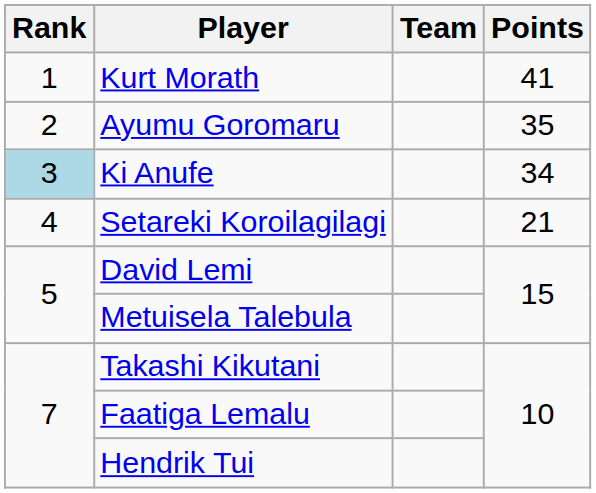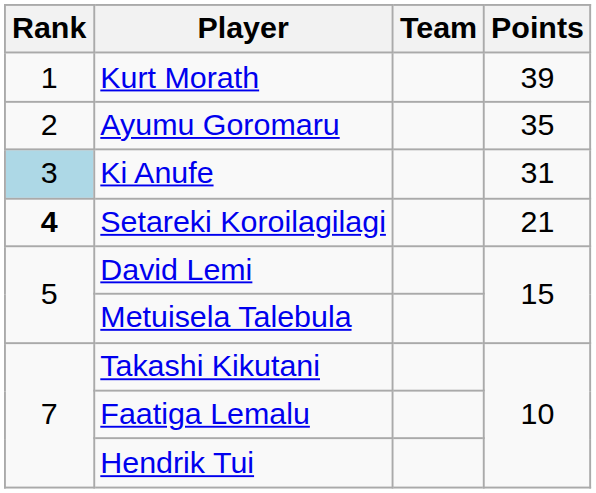(538, 76) 41 -> (538, 76) 39
(538, 173) 34 -> (538, 173) 31
(49, 221) normal -> (49, 221) bold
